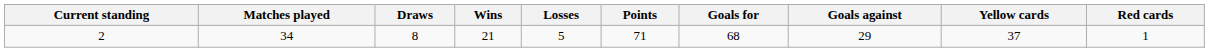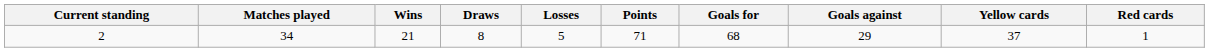columns swapped: (488, 14) <-> (415, 14)
